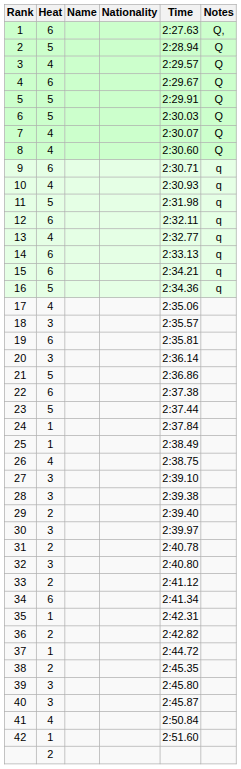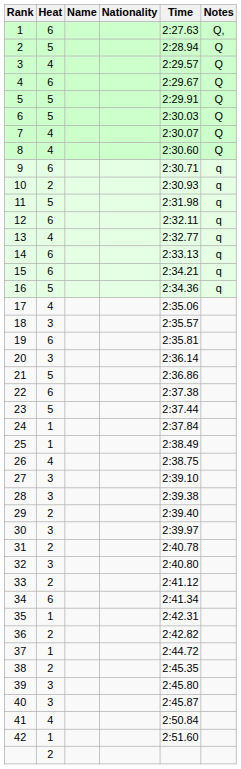(50, 185) 4 -> (50, 185) 2
